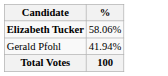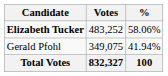+ column: (106, 12)
